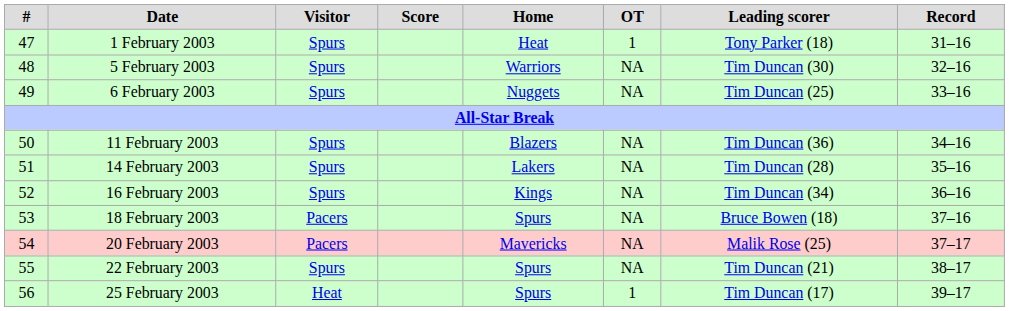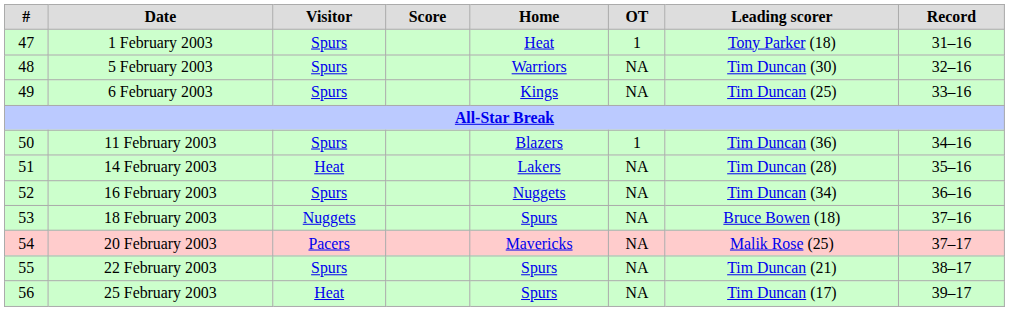(533, 92) Nuggets -> (539, 92) Kings
(632, 142) NA -> (637, 142) 1
(327, 167) Spurs -> (329, 167) Heat
(533, 192) Kings -> (539, 192) Nuggets
(327, 218) Pacers -> (329, 218) Nuggets
(632, 293) 1 -> (637, 293) NA
